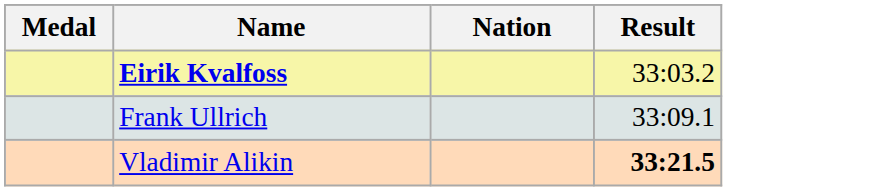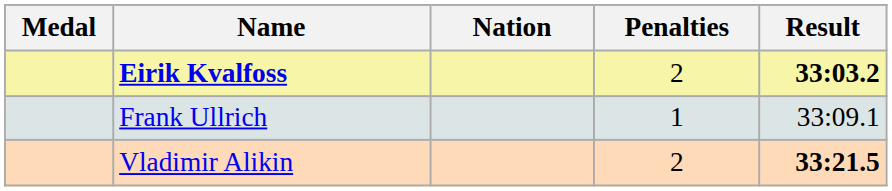+ column: (677, 27)
(673, 72) normal -> (838, 72) bold
